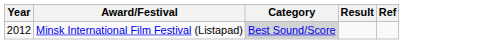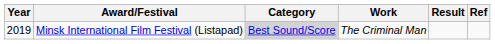+ column: (384, 13)
(19, 30) 2012 -> (19, 30) 2019
